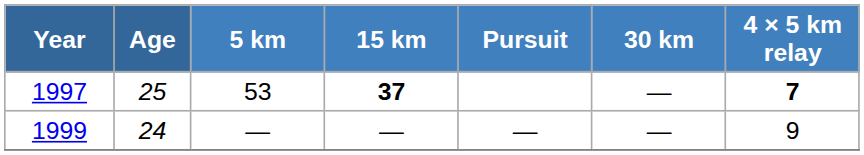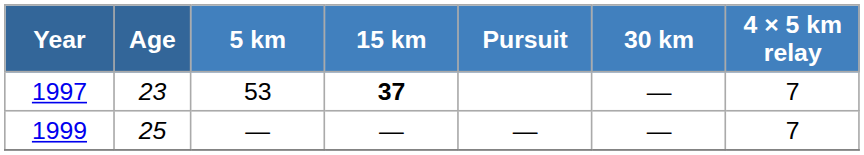(152, 92) 25 -> (152, 92) 23
(793, 92) bold -> (793, 92) normal
(152, 131) 24 -> (152, 131) 25
(793, 131) 9 -> (793, 131) 7
